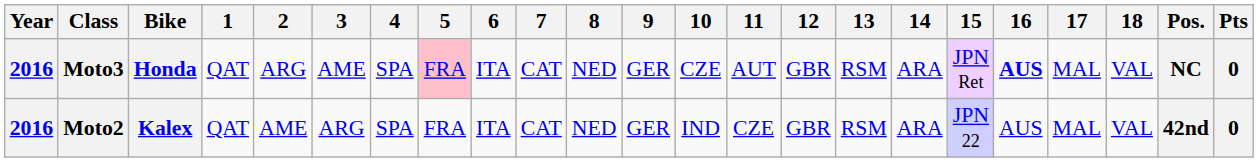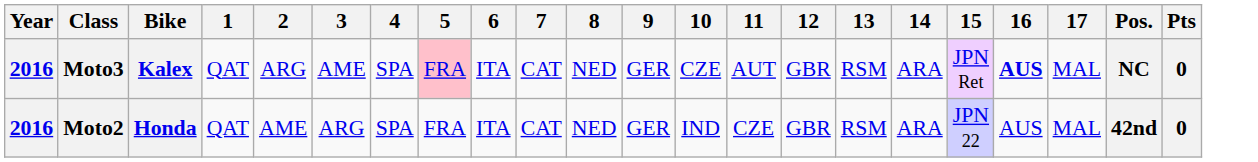- column: (1132, 21)
(165, 68) Honda -> (165, 68) Kalex
(165, 127) Kalex -> (165, 127) Honda
